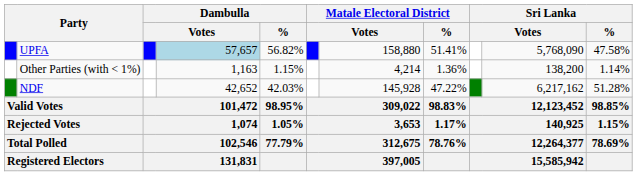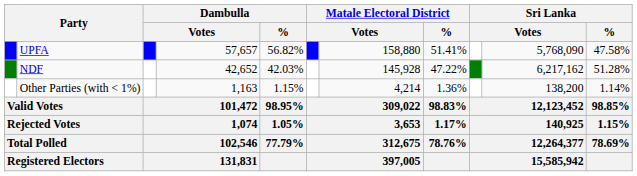(241, 50) lightblue background -> (241, 50) no background
rows swapped: (31, 87) <-> (80, 69)
